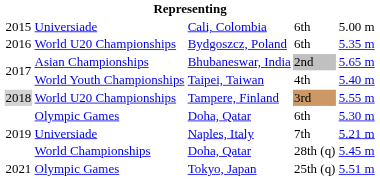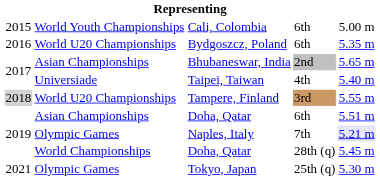(66, 26) Universiade -> (110, 26) World Youth Championships
(110, 80) World Youth Championships -> (66, 80) Universiade
(77, 115) Olympic Games -> (92, 115) Asian Championships
(357, 115) 5.30 m -> (357, 115) 5.51 m
(66, 133) Universiade -> (77, 133) Olympic Games
(357, 133) no background -> (357, 133) lavender background
(357, 169) 5.51 m -> (357, 169) 5.30 m
